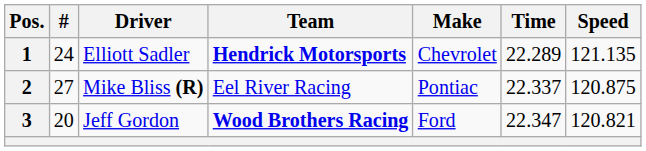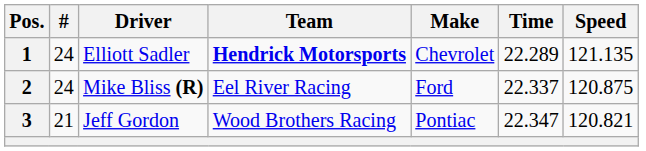(64, 87) 27 -> (64, 87) 24
(448, 87) Pontiac -> (434, 87) Ford
(64, 120) 20 -> (64, 120) 21
(311, 120) bold -> (304, 120) normal
(437, 120) Ford -> (445, 120) Pontiac
